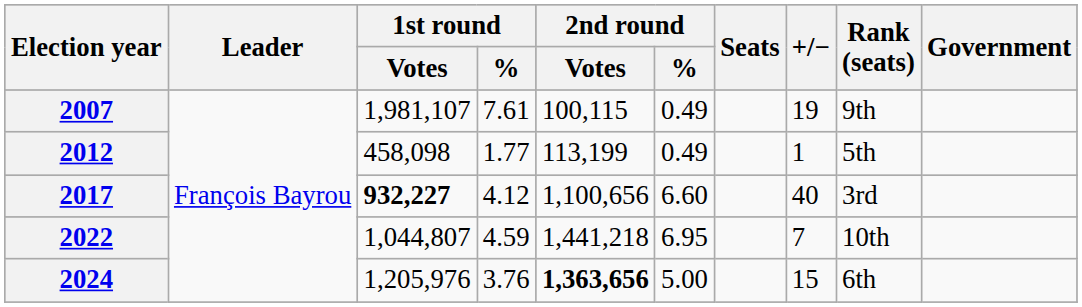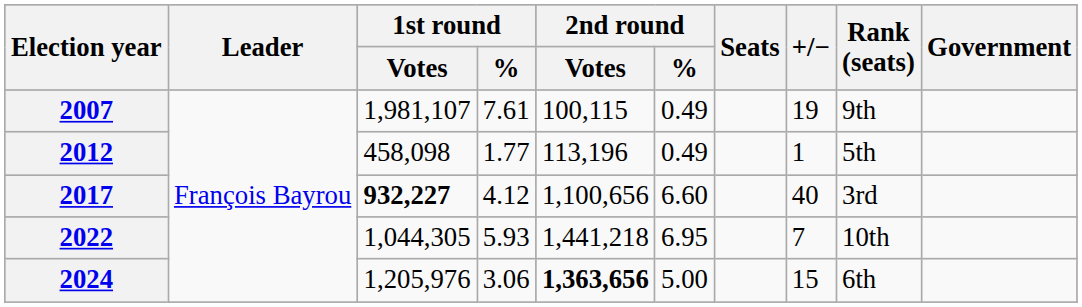(585, 152) 113,199 -> (585, 152) 113,196
(417, 237) 1,044,807 -> (417, 237) 1,044,305
(506, 237) 4.59 -> (506, 237) 5.93
(506, 279) 3.76 -> (506, 279) 3.06
